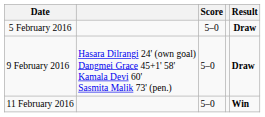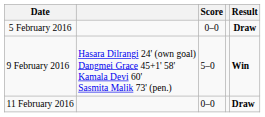(212, 28) 5–0 -> (212, 28) 0–0
(243, 66) Draw -> (240, 66) Win
(208, 104) 5–0 -> (208, 104) 0–0
(240, 104) Win -> (243, 104) Draw
